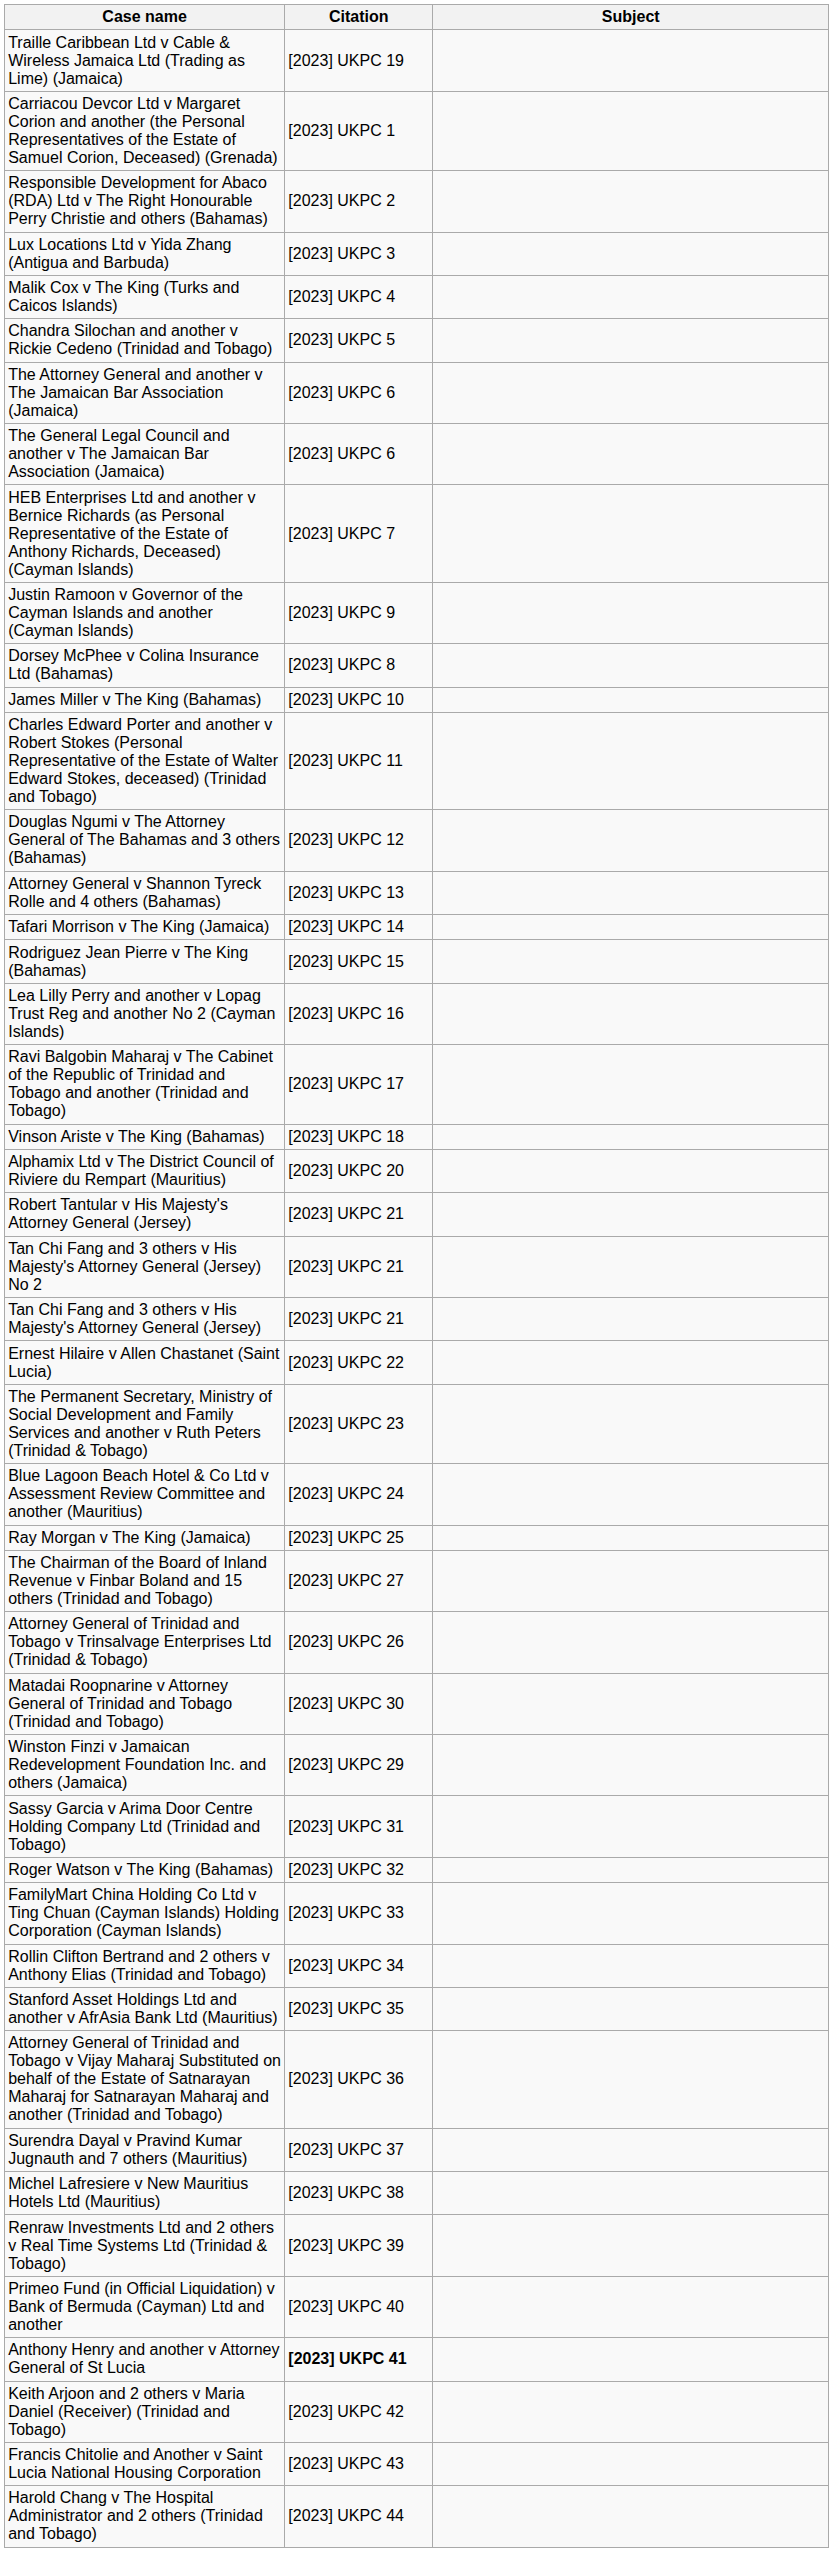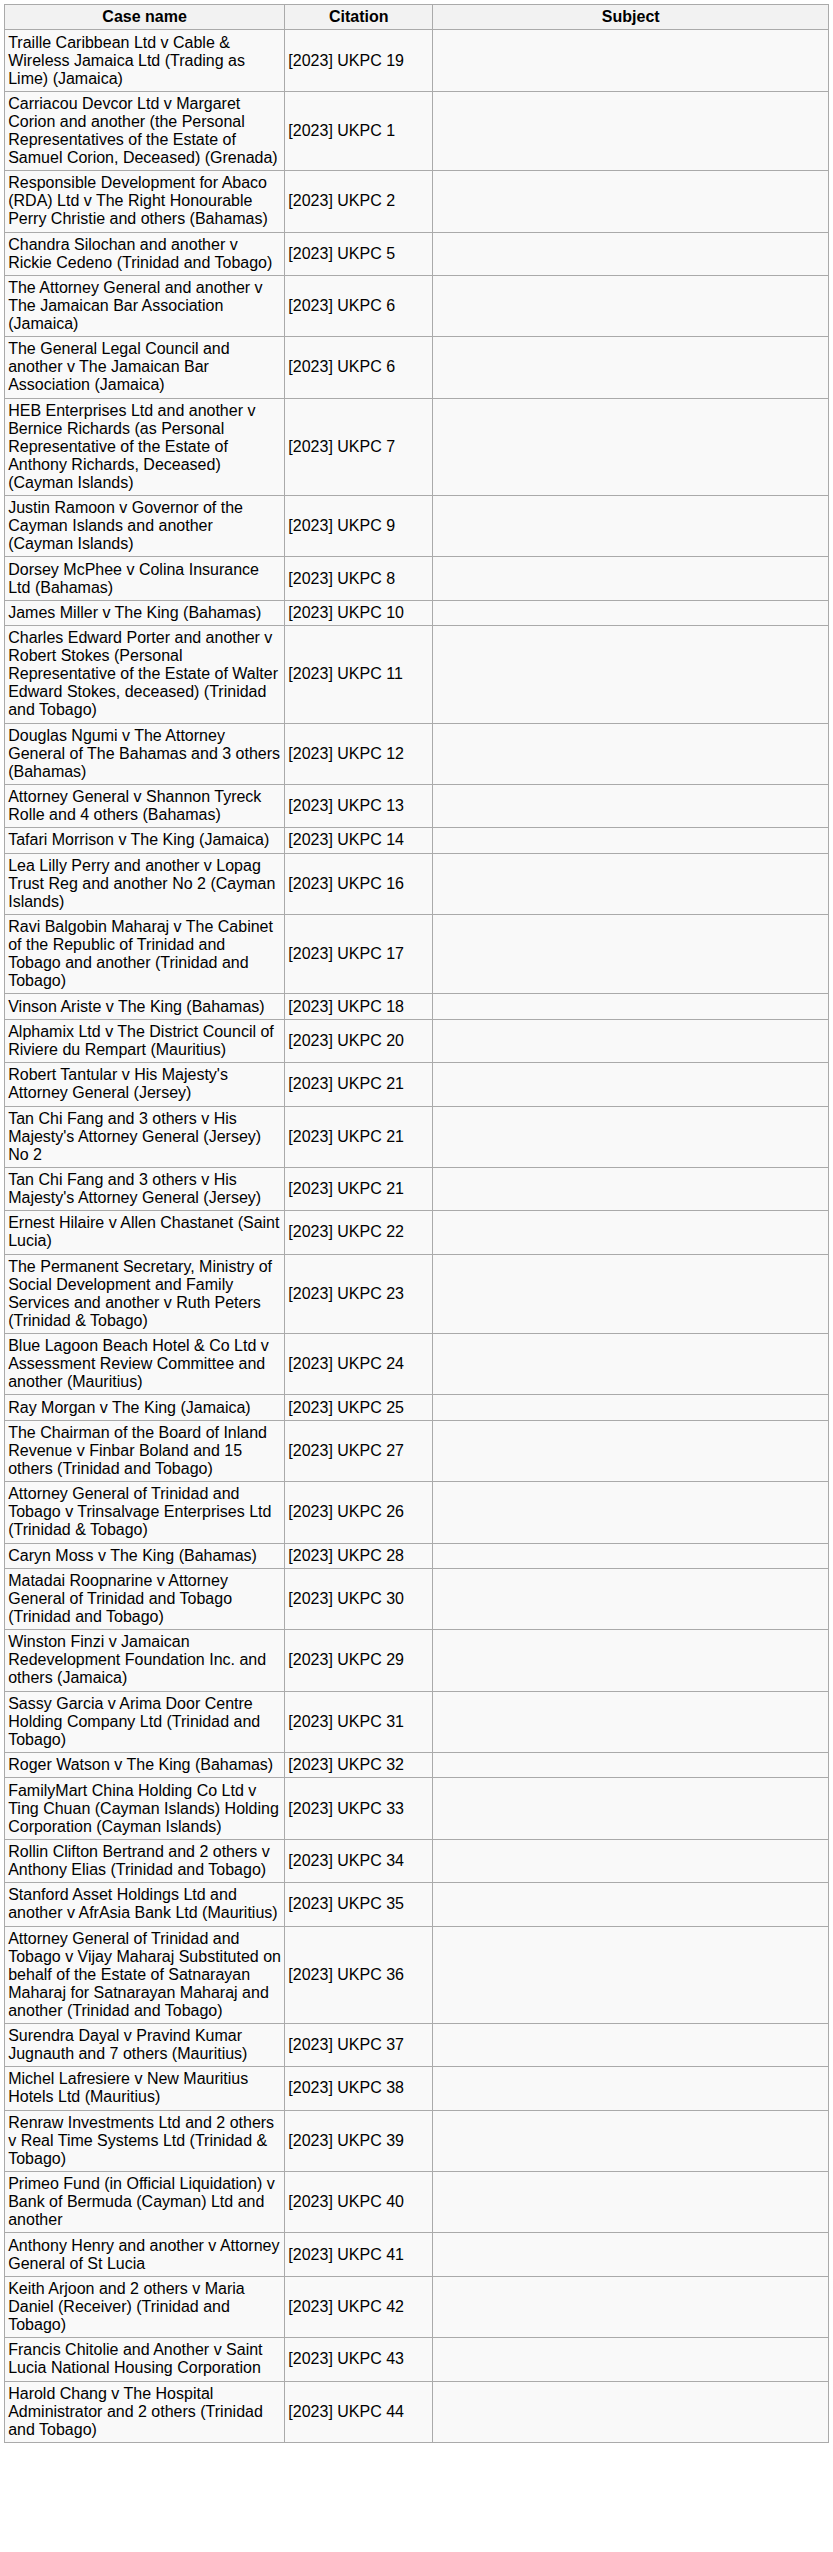- row: (120, 253)
- row: (124, 297)
- row: (128, 961)
+ row: (133, 1555)
(347, 2359) bold -> (346, 2254) normal
